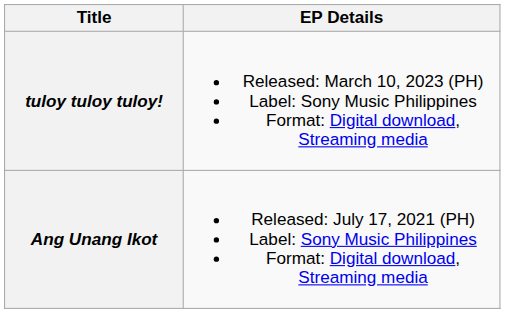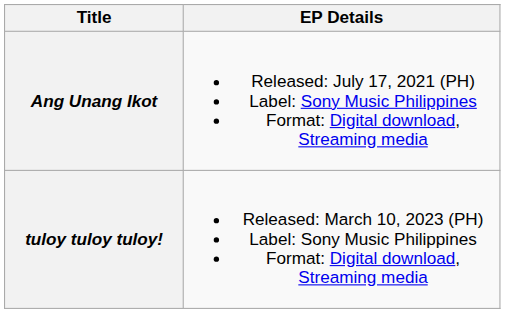rows swapped: (94, 239) <-> (94, 100)
